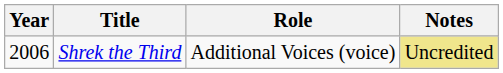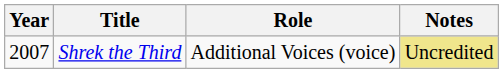(29, 52) 2006 -> (29, 52) 2007
